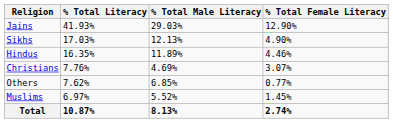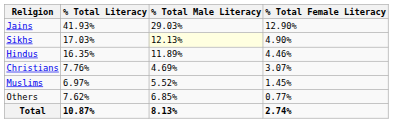(167, 40) no background -> (167, 40) lightyellow background
rows swapped: (25, 97) <-> (22, 82)
